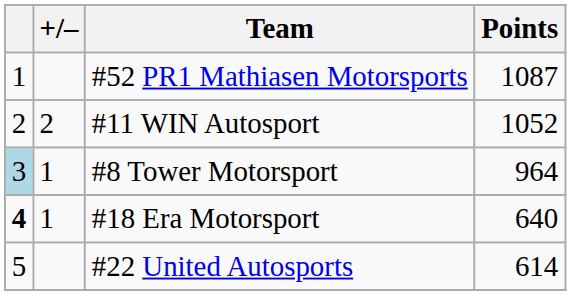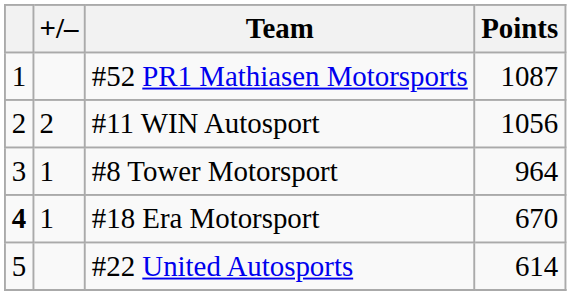(529, 123) 1052 -> (529, 123) 1056
(19, 171) lightblue background -> (19, 171) no background
(537, 218) 640 -> (537, 218) 670
